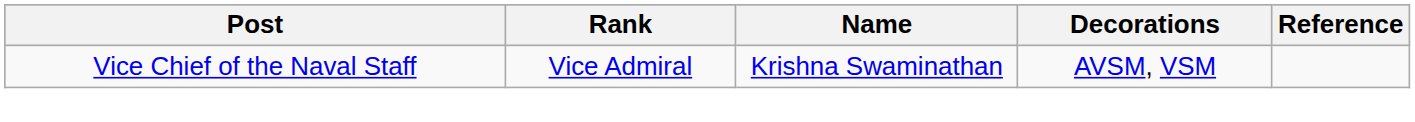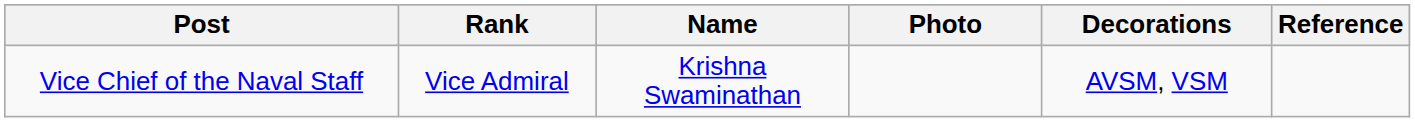+ column: (945, 25)
